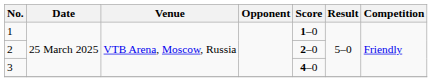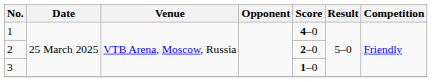(309, 31) 1–0 -> (309, 31) 4–0
(309, 67) 4–0 -> (309, 67) 1–0
